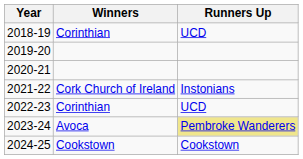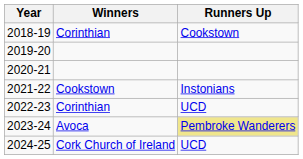(193, 32) UCD -> (210, 32) Cookstown
(116, 88) Cork Church of Ireland -> (85, 88) Cookstown
(85, 145) Cookstown -> (116, 145) Cork Church of Ireland
(210, 145) Cookstown -> (193, 145) UCD
